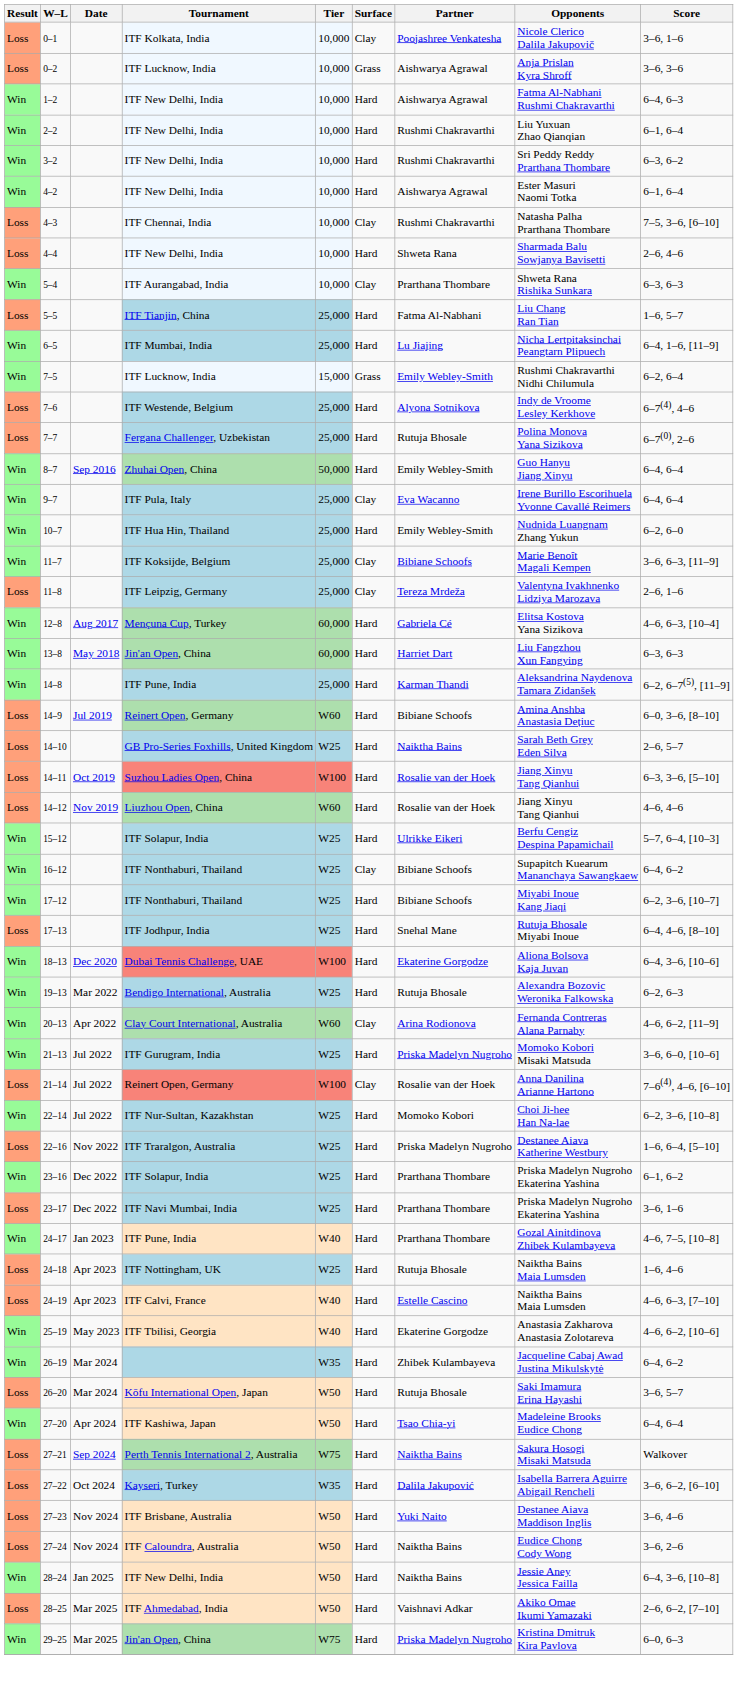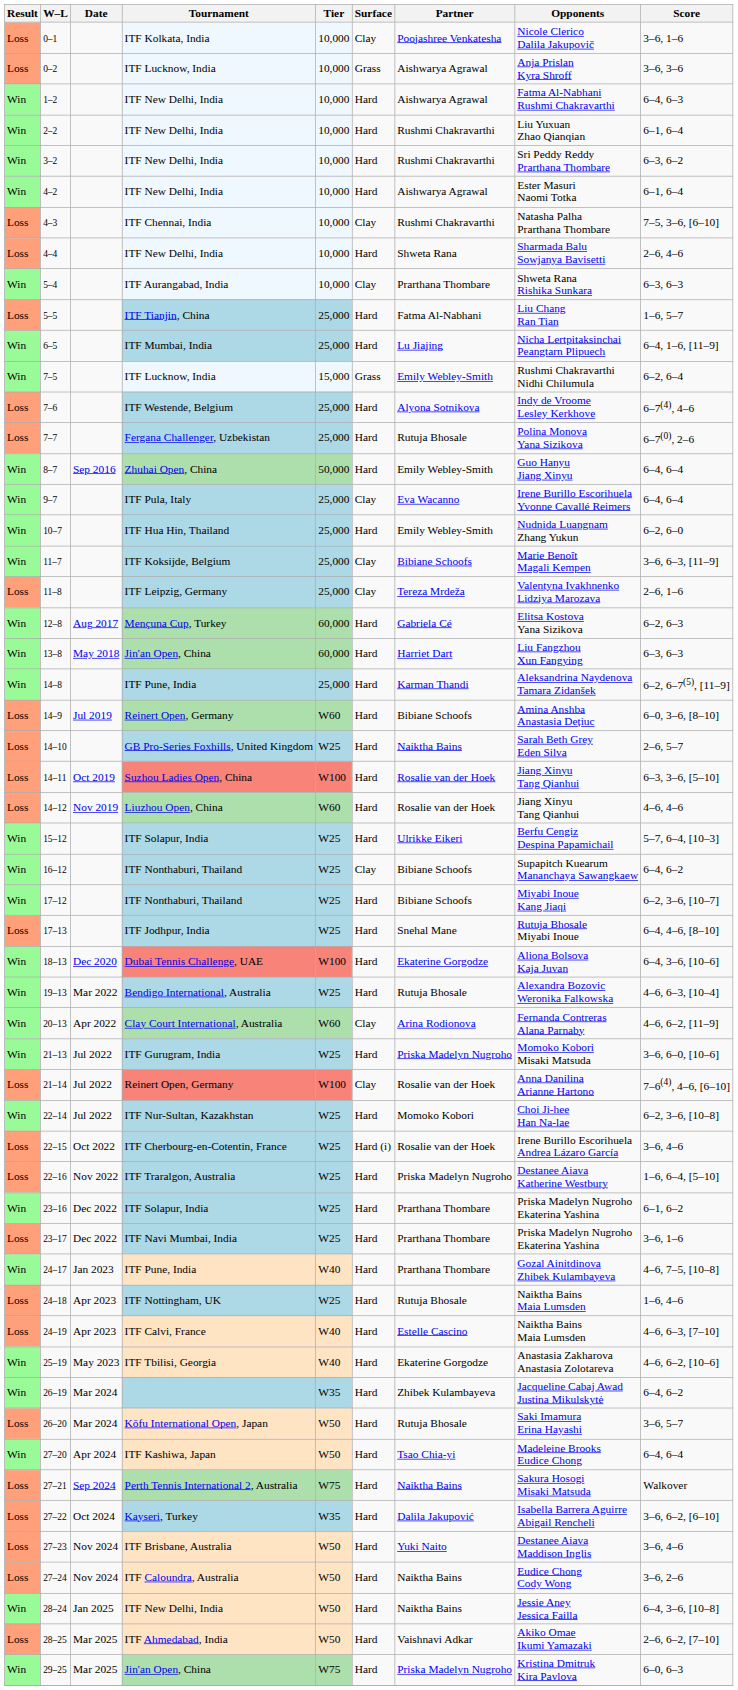(681, 623) 4–6, 6–3, [10–4] -> (663, 623) 6–2, 6–3
(663, 992) 6–2, 6–3 -> (681, 992) 4–6, 6–3, [10–4]
+ row: (55, 1147)
